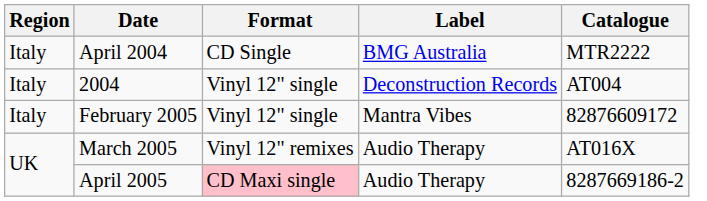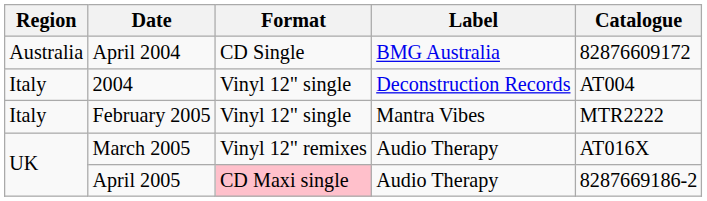(28, 52) Italy -> (46, 52) Australia
(608, 52) MTR2222 -> (635, 52) 82876609172
(622, 116) 82876609172 -> (622, 116) MTR2222
